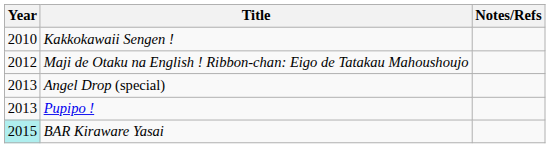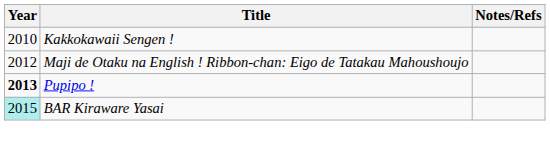- row: (104, 85)
(22, 108) normal -> (22, 85) bold
